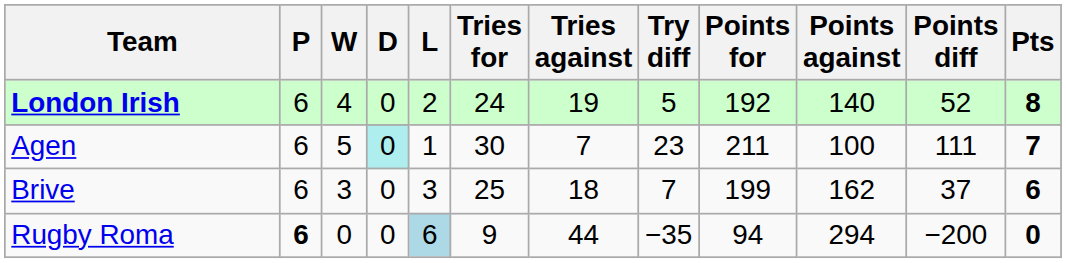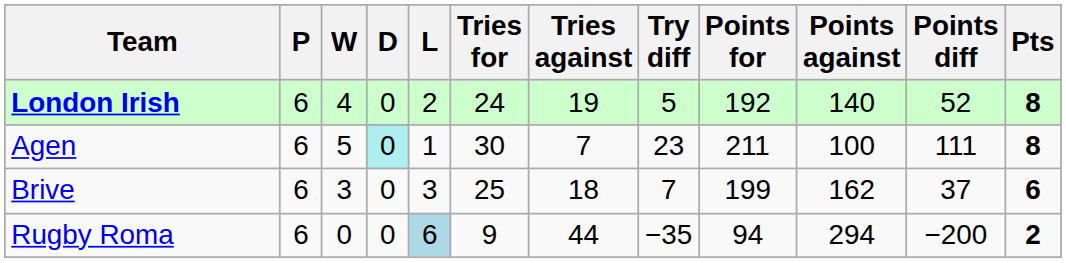(1033, 146) 7 -> (1033, 146) 8
(301, 234) bold -> (301, 234) normal
(1033, 234) 0 -> (1033, 234) 2
